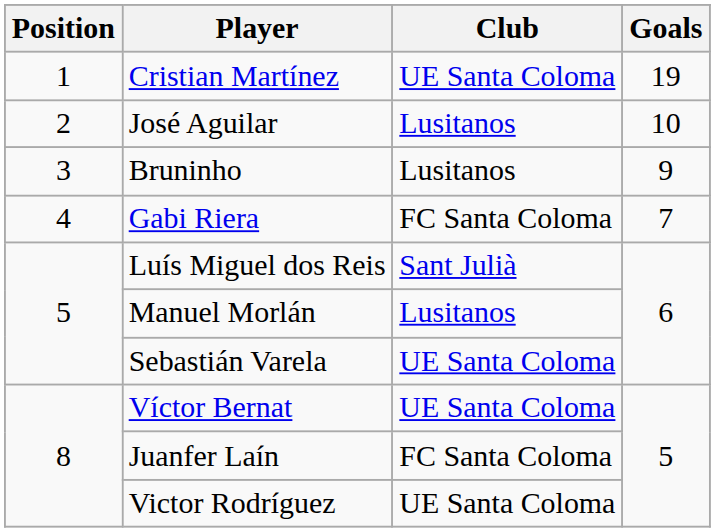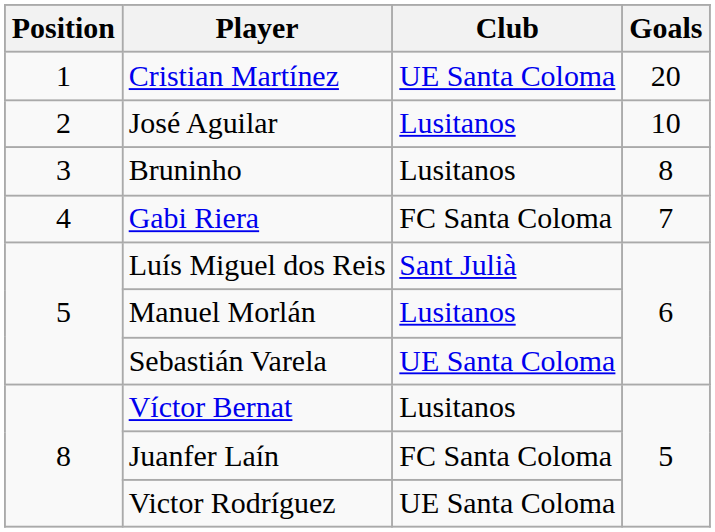(666, 75) 19 -> (666, 75) 20
(666, 170) 9 -> (666, 170) 8
(507, 407) UE Santa Coloma -> (458, 407) Lusitanos
